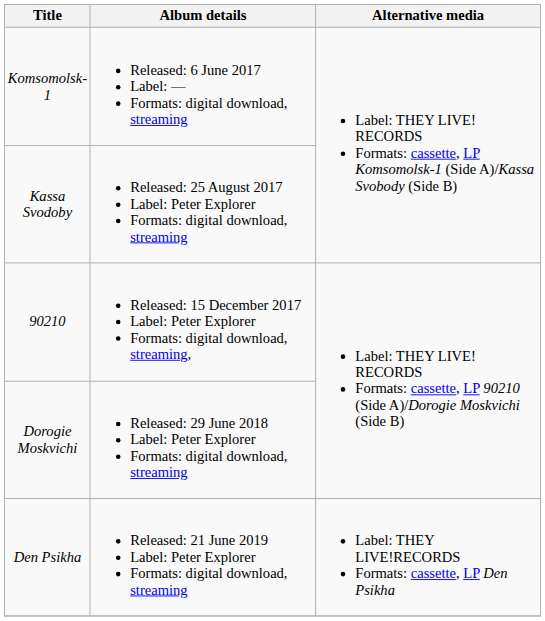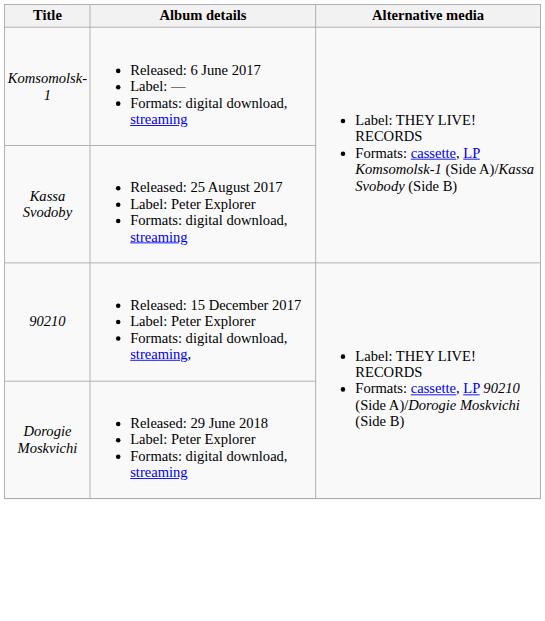- row: (47, 557)
